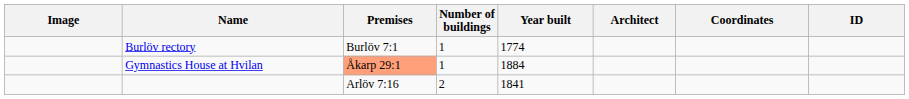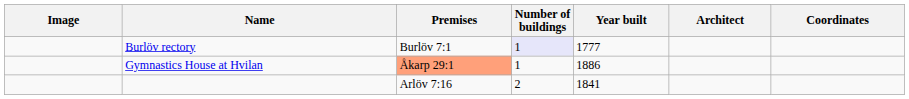- column: (856, 20)
(442, 46) no background -> (517, 46) lavender background
(513, 46) 1774 -> (588, 46) 1777
(513, 65) 1884 -> (588, 65) 1886
